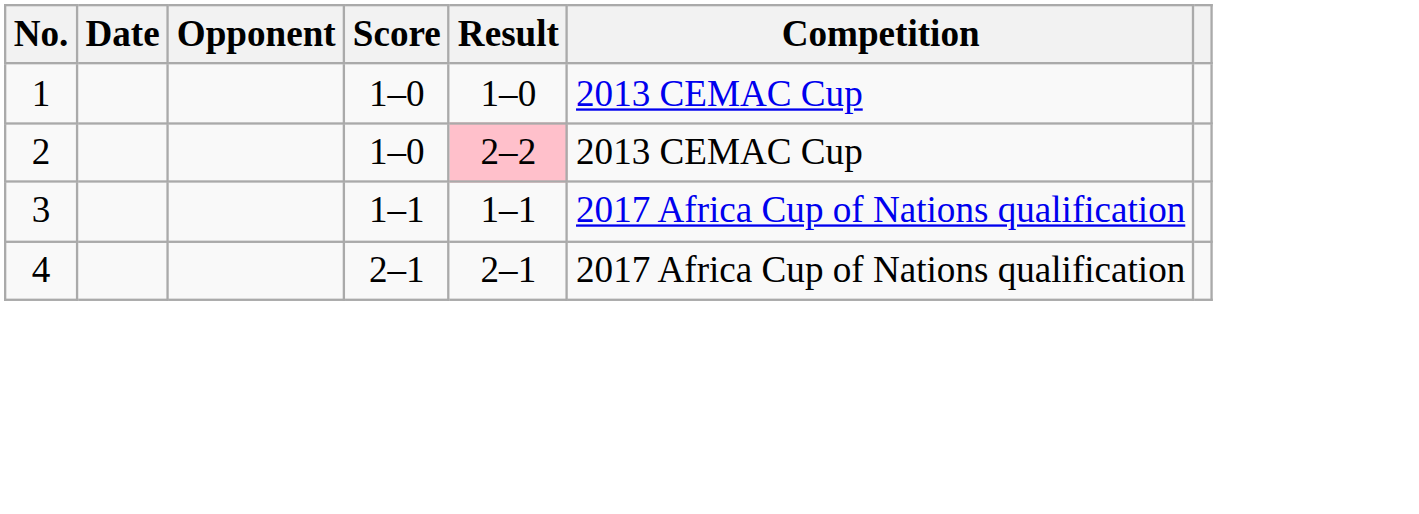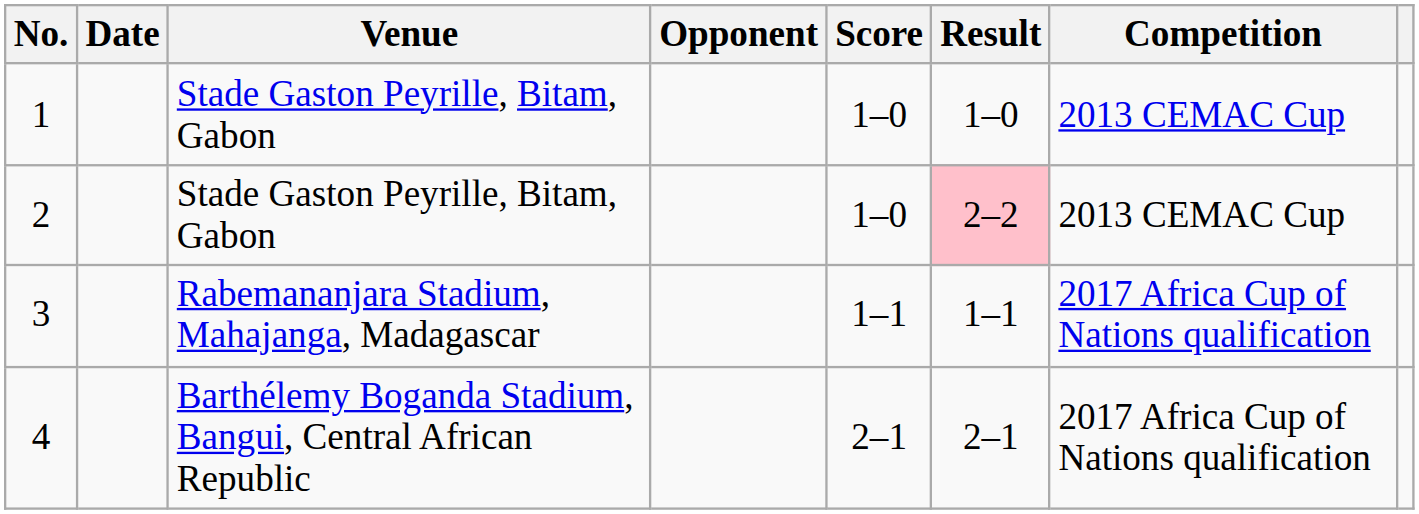+ column: (409, 33)
